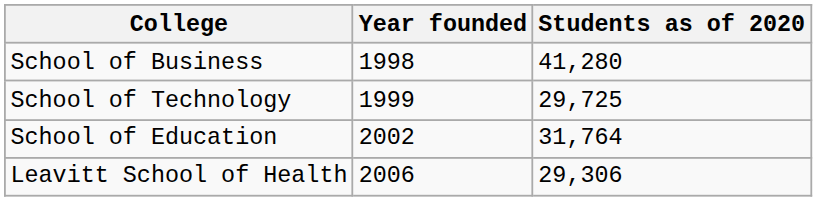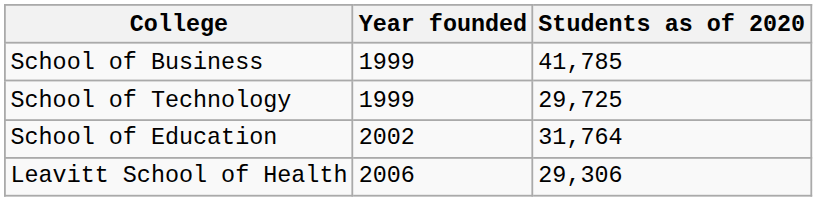(387, 62) 1998 -> (387, 62) 1999
(580, 62) 41,280 -> (580, 62) 41,785
